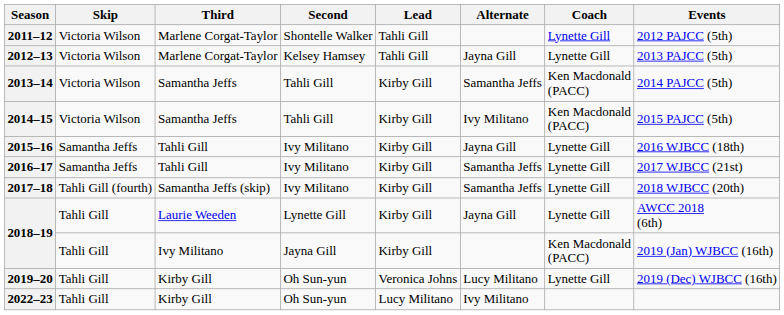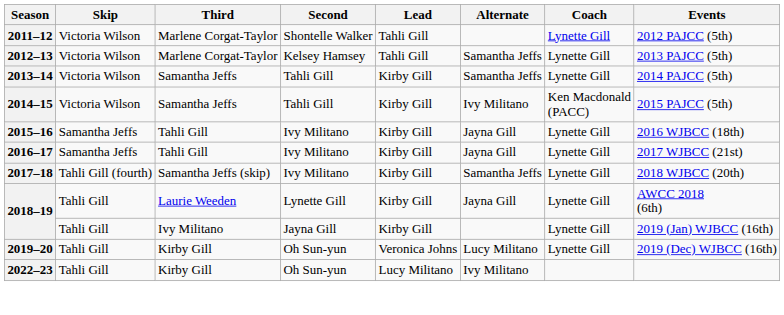(490, 55) Jayna Gill -> (503, 55) Samantha Jeffs
(589, 83) Ken Macdonald (PACC) -> (579, 76) Lynette Gill
(503, 167) Samantha Jeffs -> (490, 152) Jayna Gill
(589, 250) Ken Macdonald (PACC) -> (579, 228) Lynette Gill
